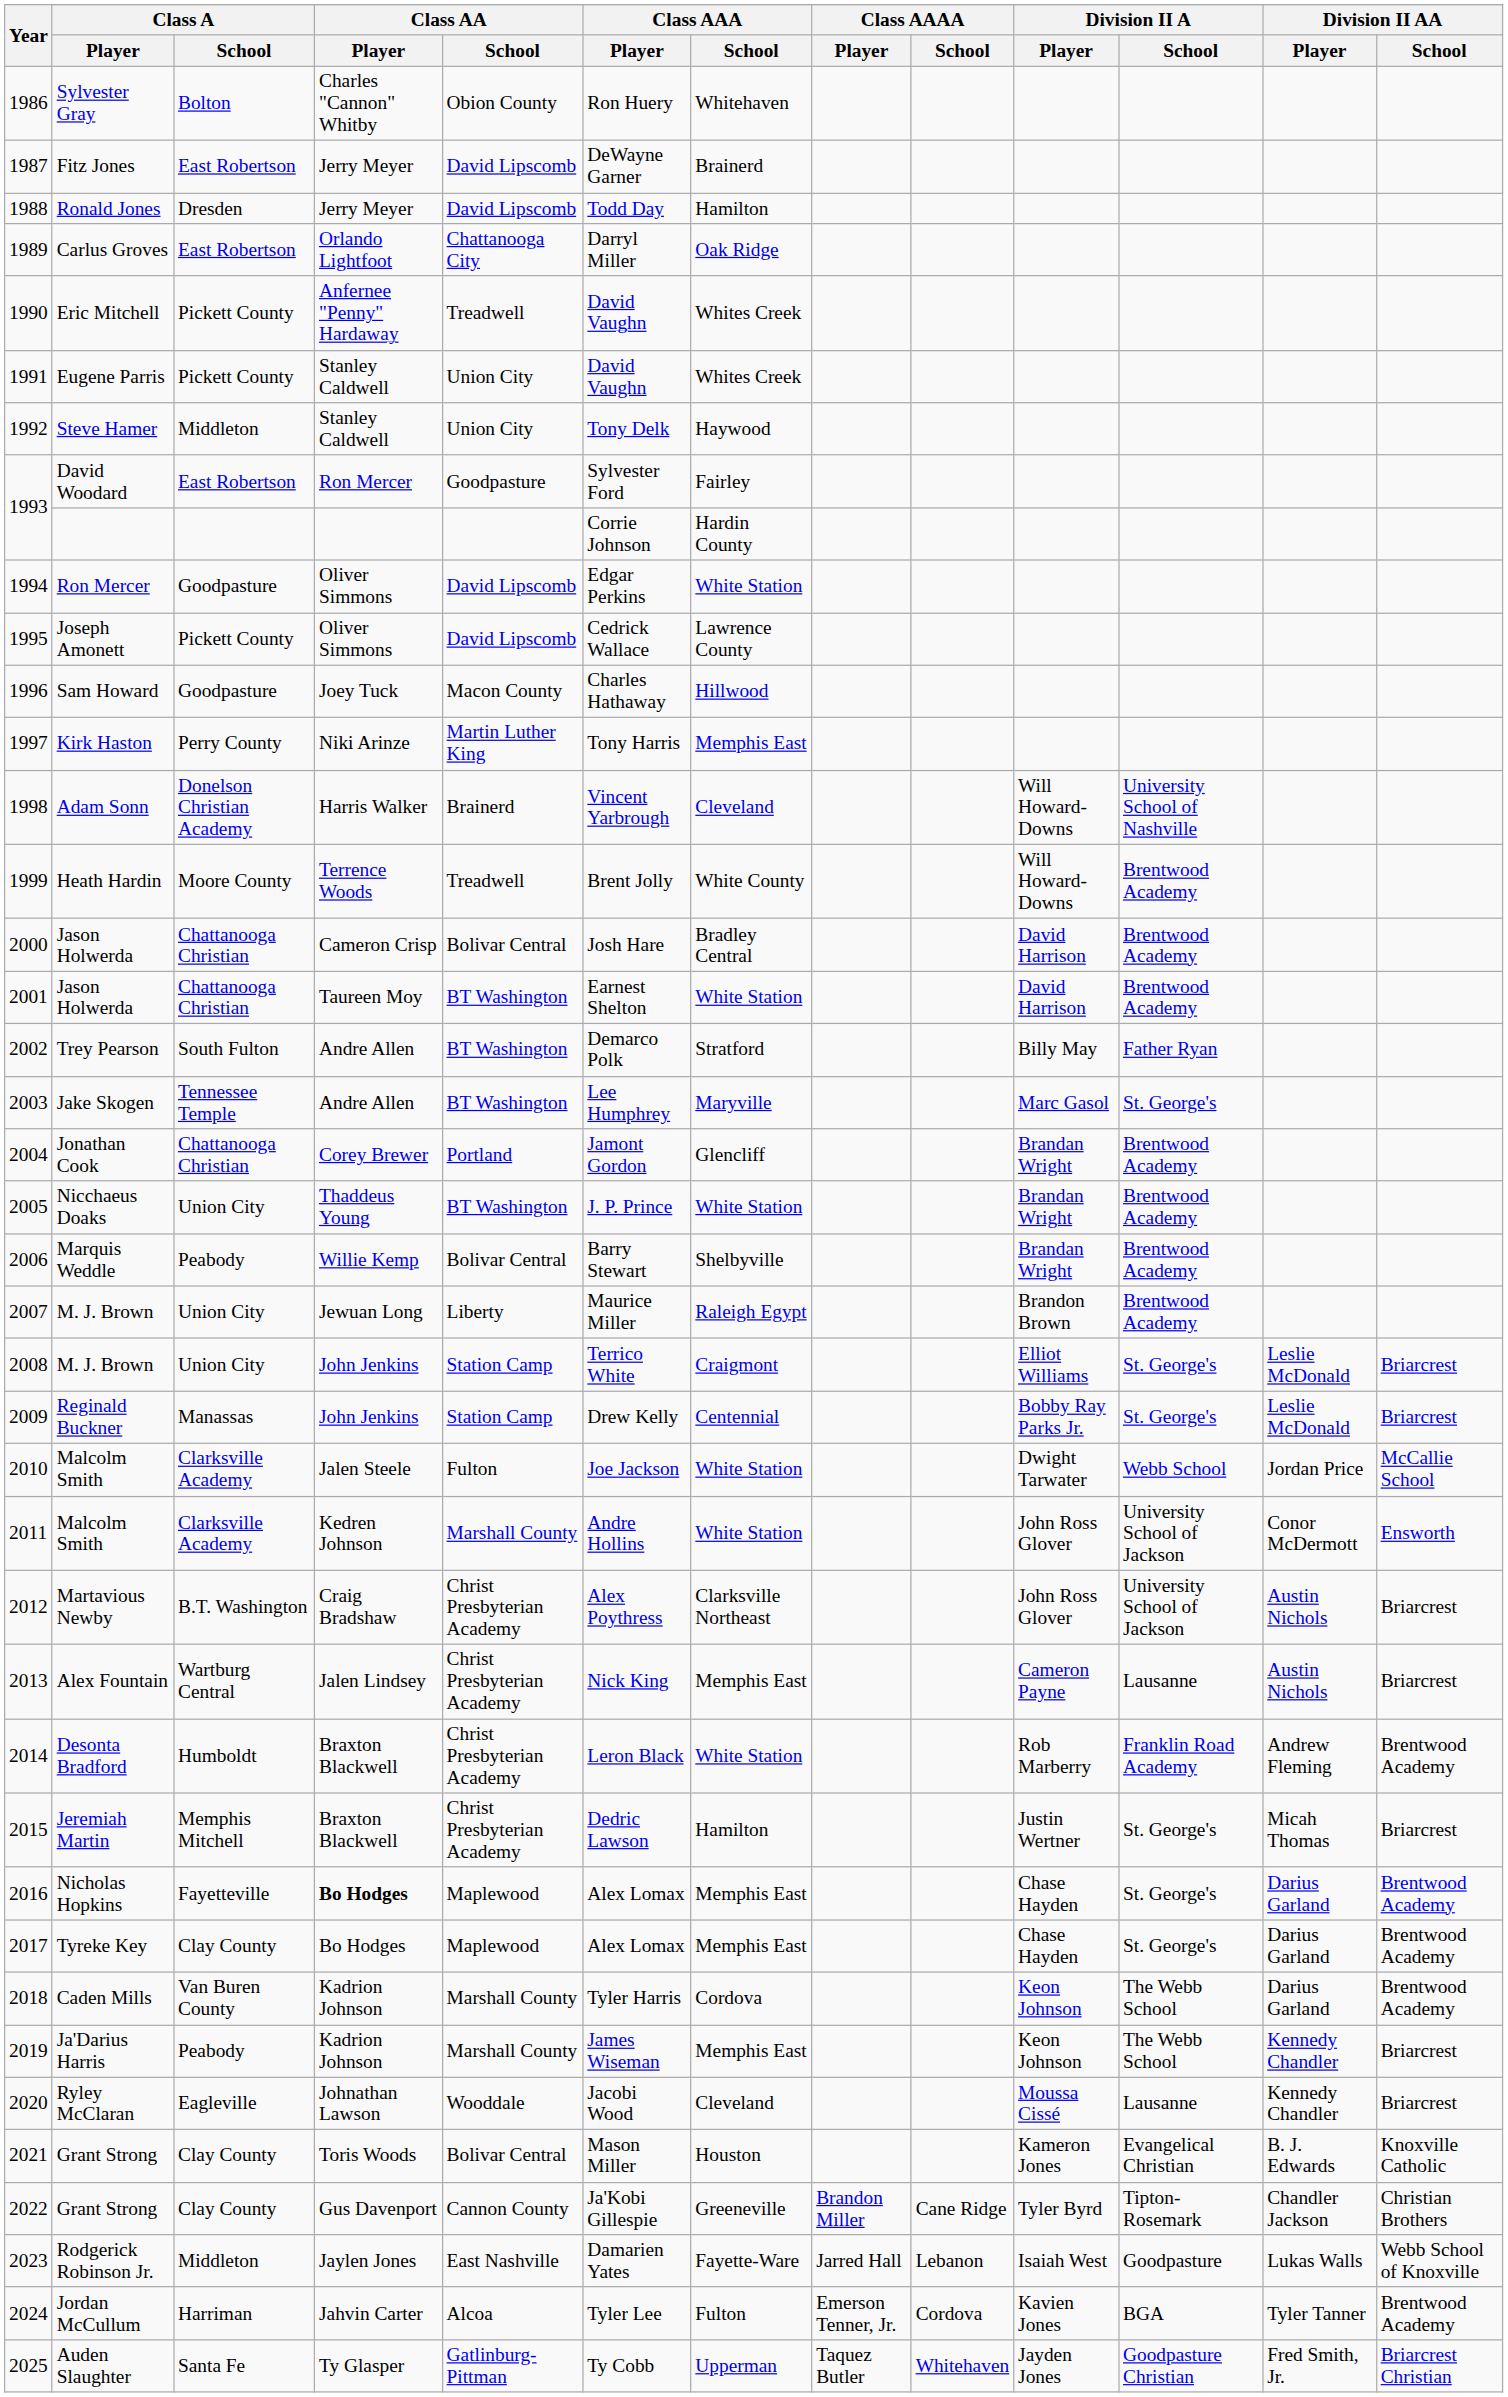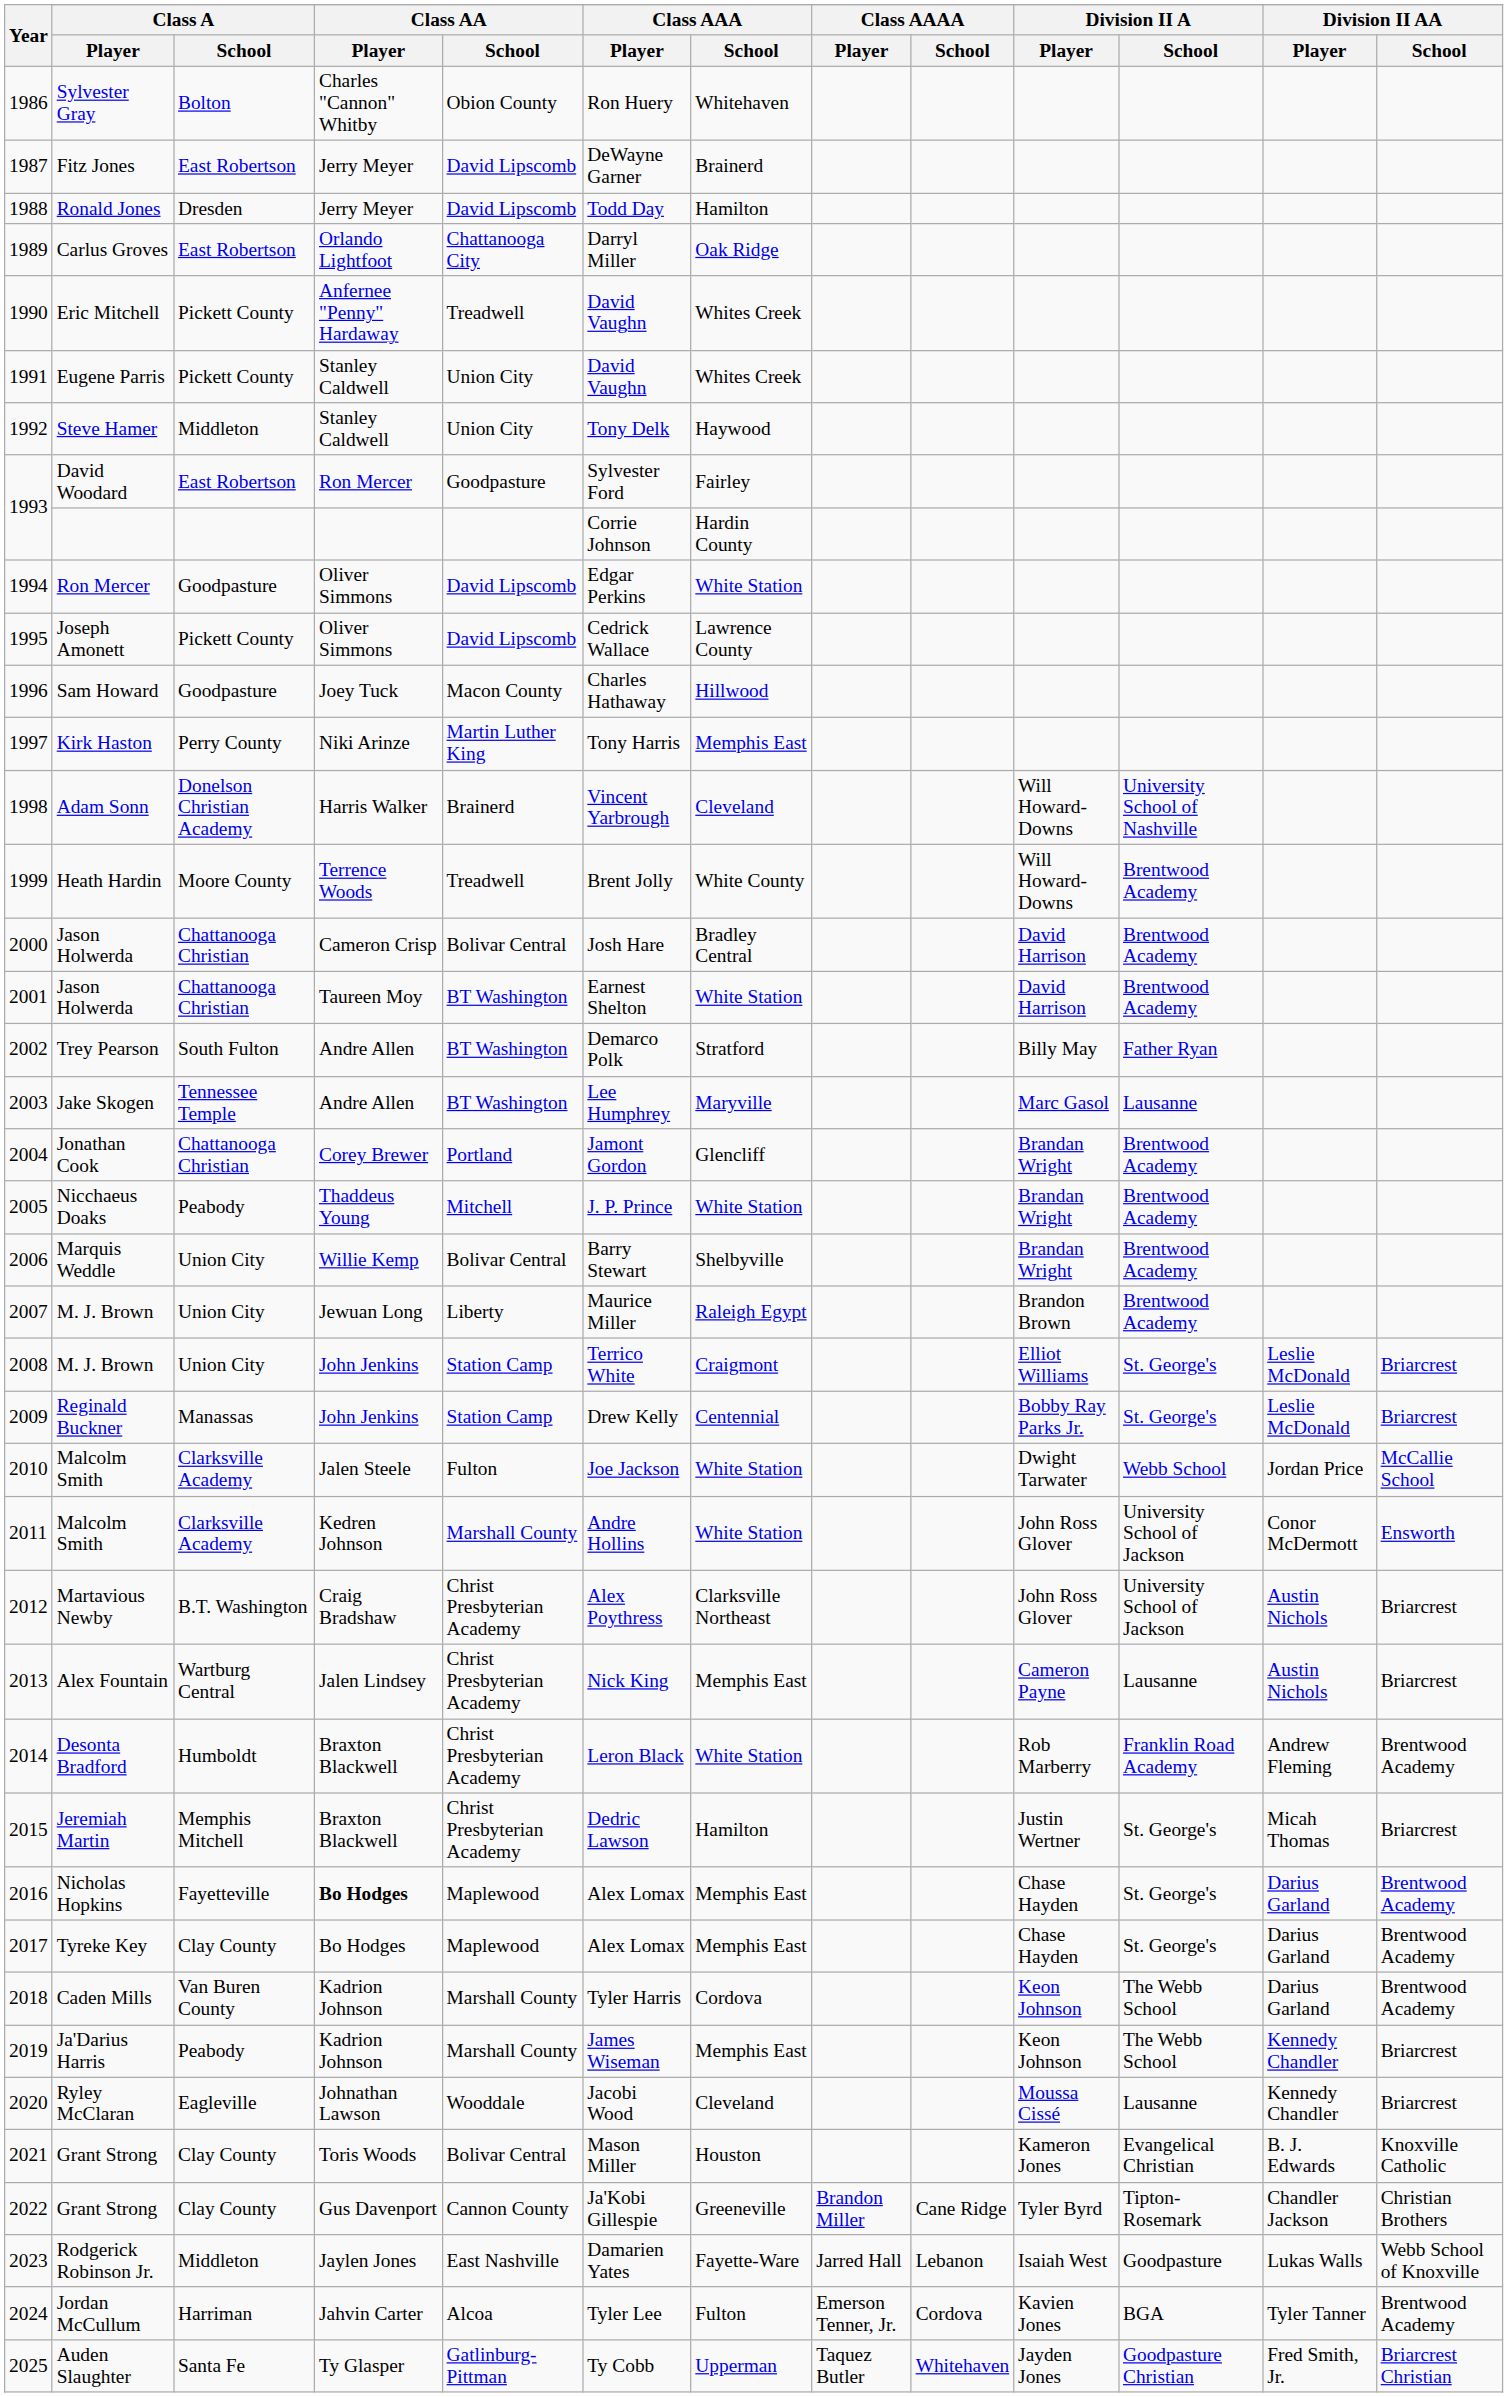(1170, 1102) St. George's -> (1160, 1102) Lausanne
(221, 1207) Union City -> (211, 1207) Peabody
(507, 1207) BT Washington -> (479, 1207) Mitchell
(211, 1259) Peabody -> (221, 1259) Union City
